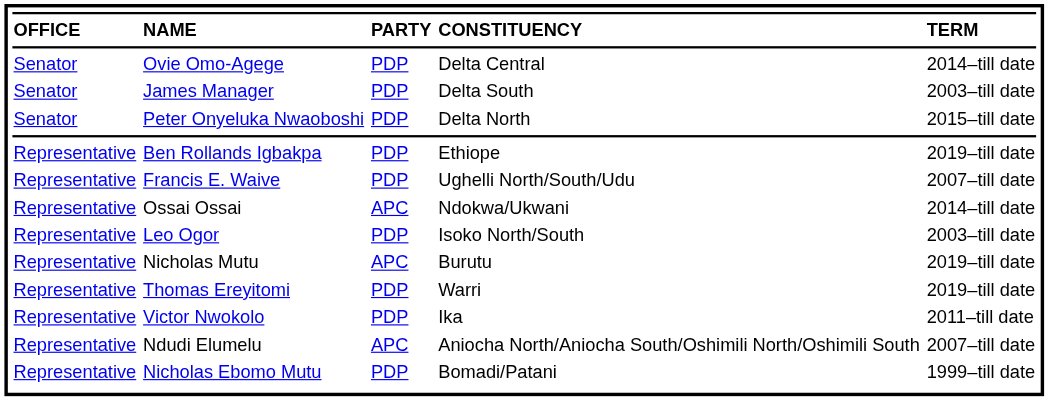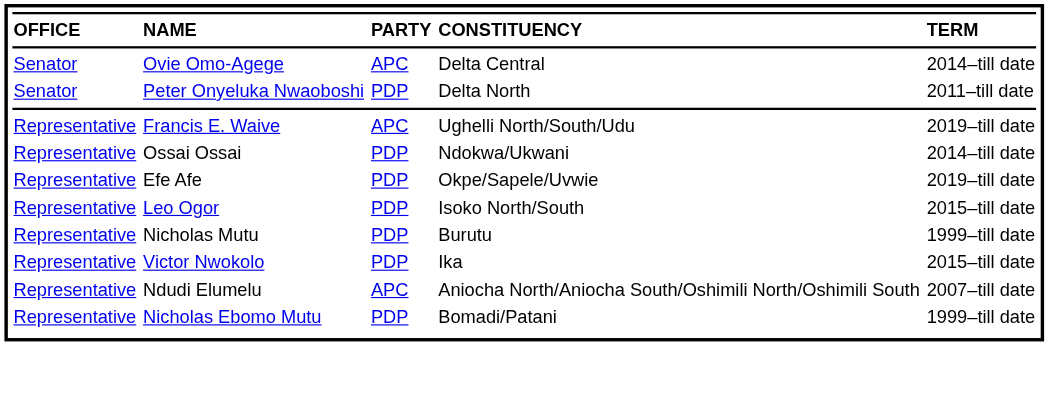(390, 64) PDP -> (390, 64) APC
- row: (208, 91)
(981, 119) 2015–till date -> (980, 91) 2011–till date
- row: (232, 153)
(390, 180) PDP -> (390, 125) APC
(981, 180) 2007–till date -> (981, 125) 2019–till date
(390, 207) APC -> (390, 153) PDP
+ row: (172, 180)
(981, 235) 2003–till date -> (981, 207) 2015–till date
(390, 262) APC -> (390, 235) PDP
(981, 262) 2019–till date -> (981, 235) 1999–till date
- row: (217, 290)
(980, 317) 2011–till date -> (981, 262) 2015–till date
